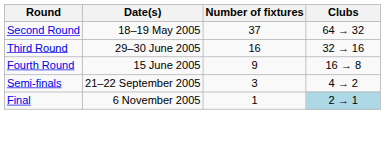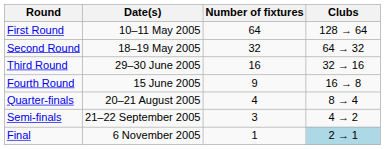+ row: (35, 30)
(255, 30) 37 -> (255, 48) 32
+ row: (40, 100)
